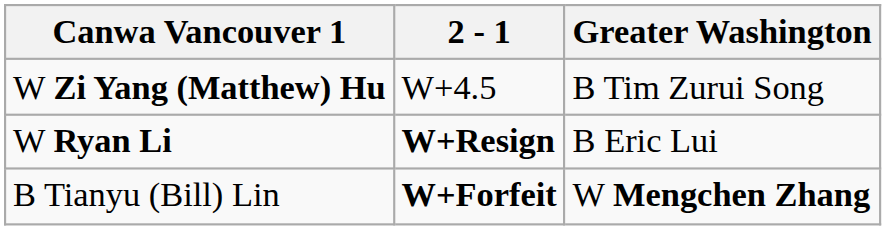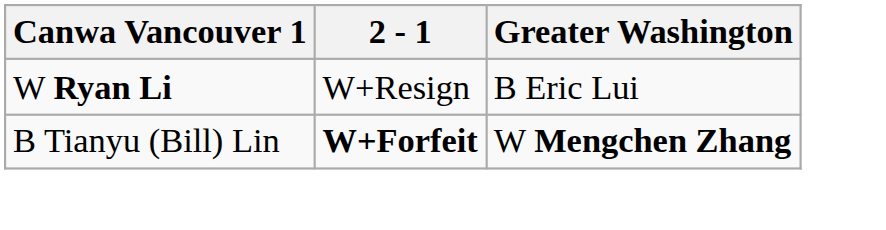- row: (199, 86)
(478, 140) bold -> (396, 86) normal
